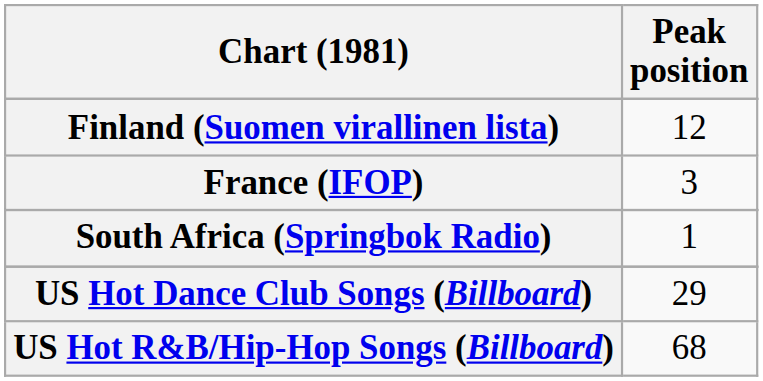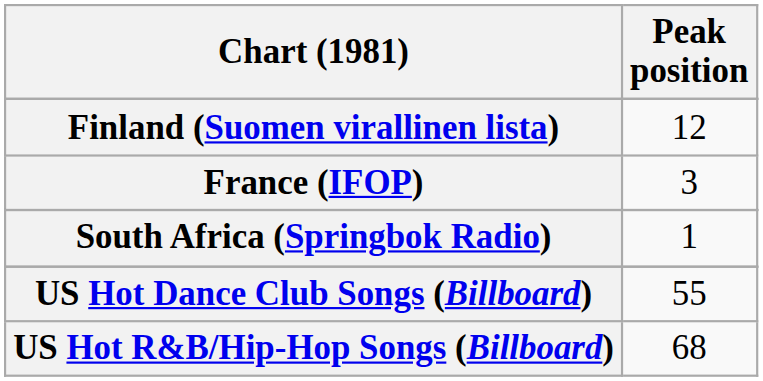(689, 292) 29 -> (689, 292) 55
